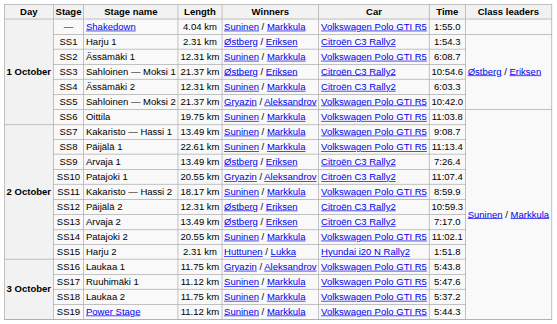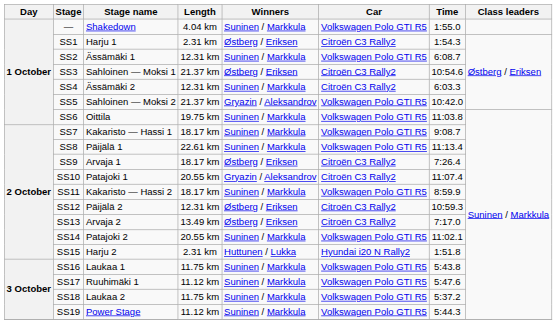(200, 131) 13.49 km -> (200, 131) 18.17 km
(200, 162) 13.49 km -> (200, 162) 18.17 km
(270, 267) Gryazin / Aleksandrov -> (265, 267) Suninen / Markkula
